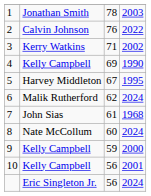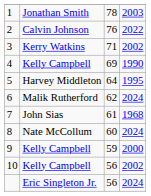(112, 81) 67 -> (112, 81) 64
(133, 166) 2001 -> (133, 166) 2002
